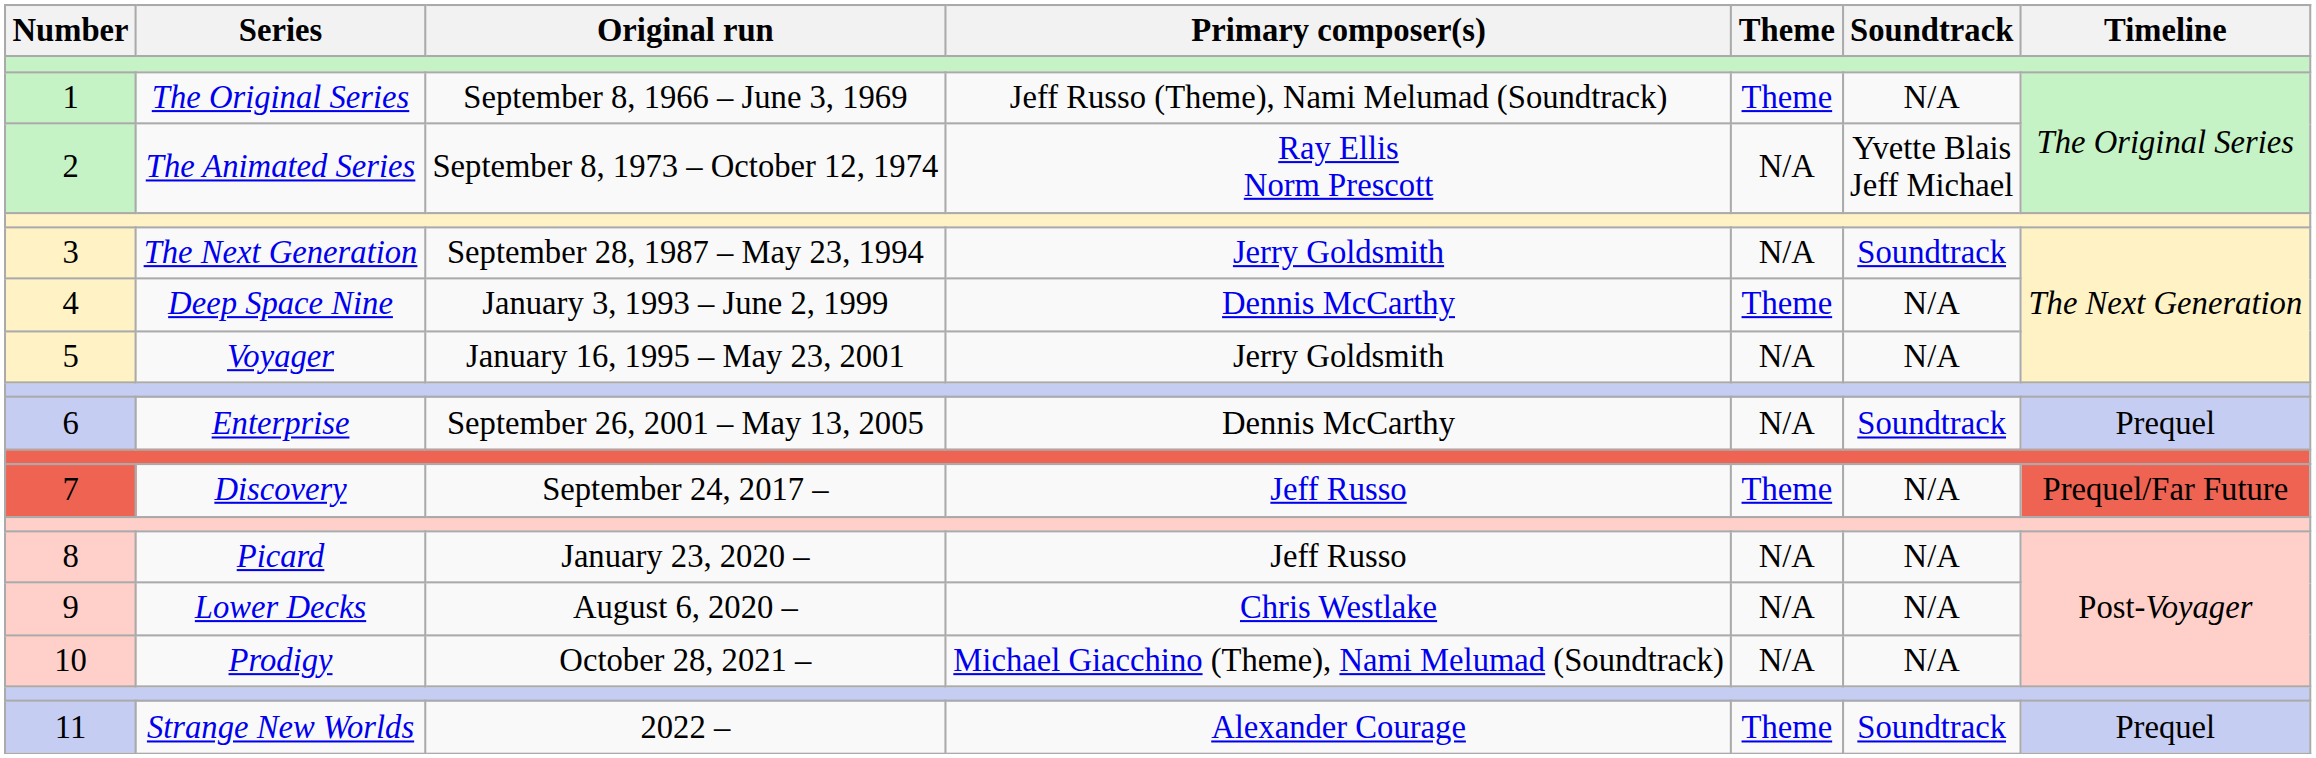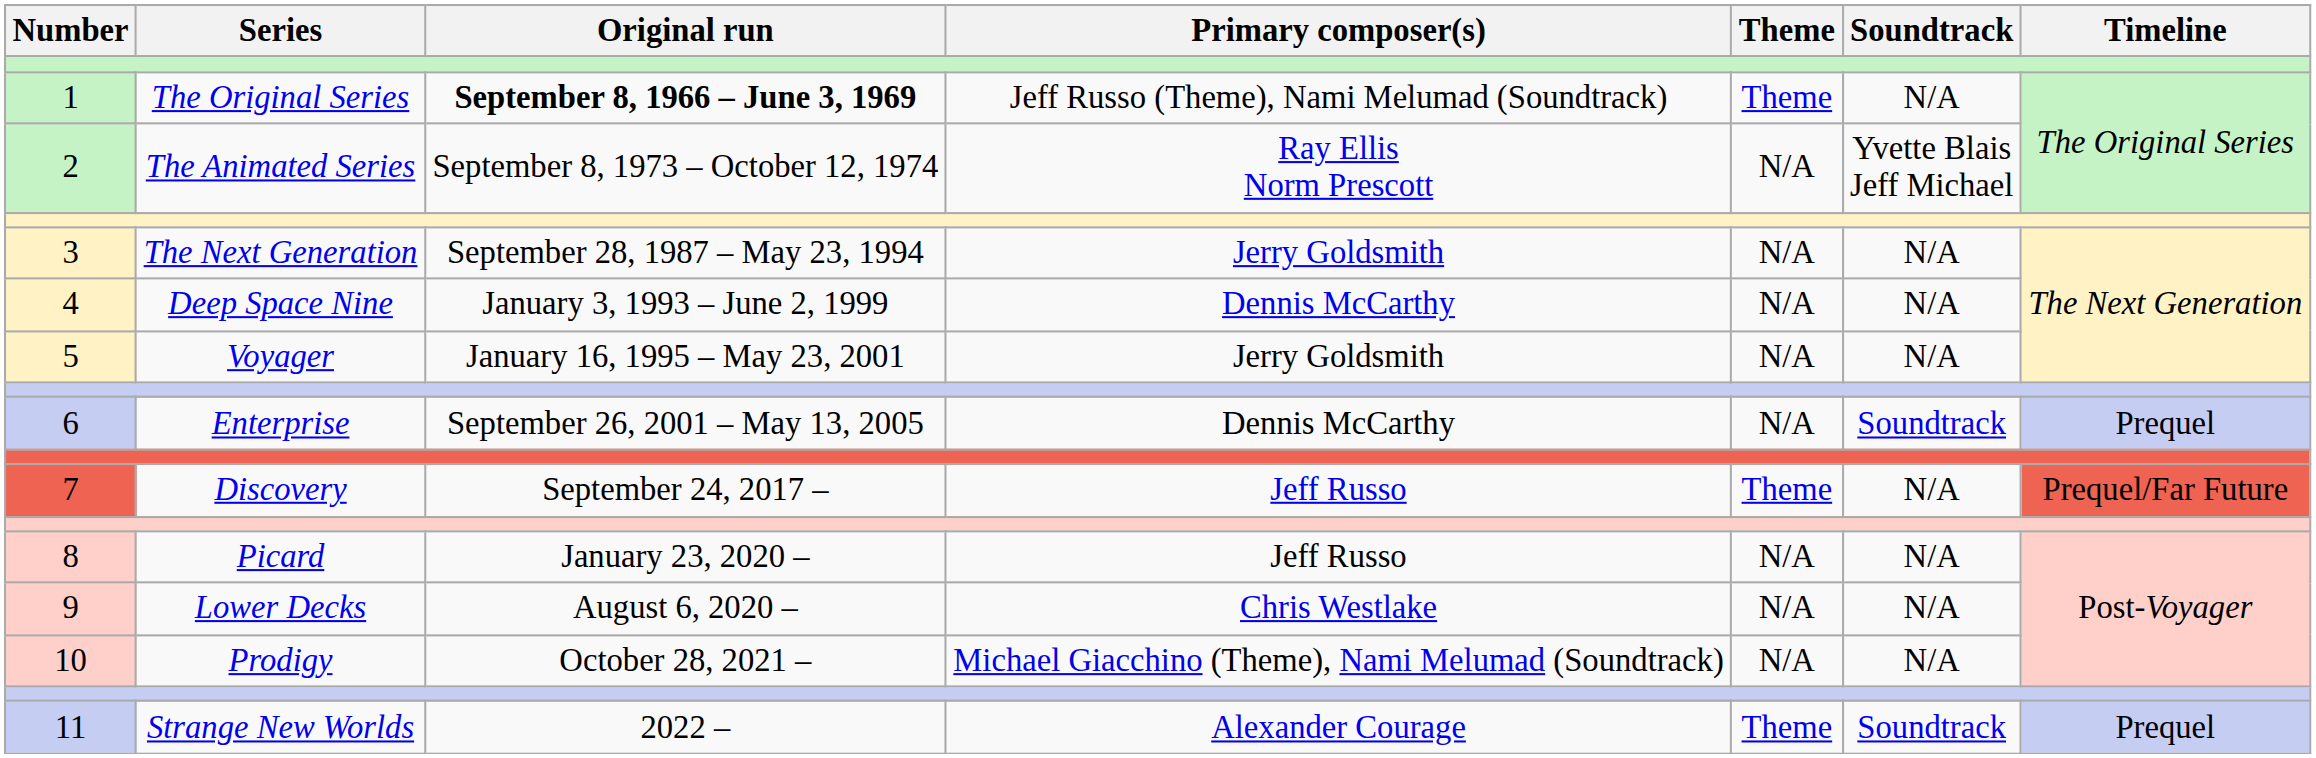(685, 97) normal -> (685, 97) bold
(1932, 252) Soundtrack -> (1932, 252) N/A
(1787, 304) Theme -> (1787, 304) N/A
